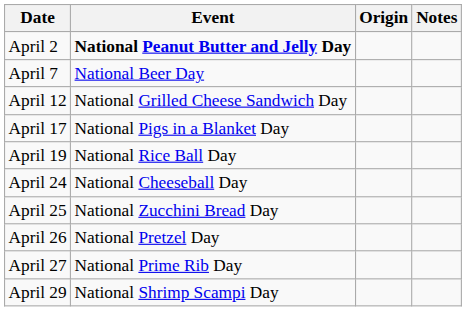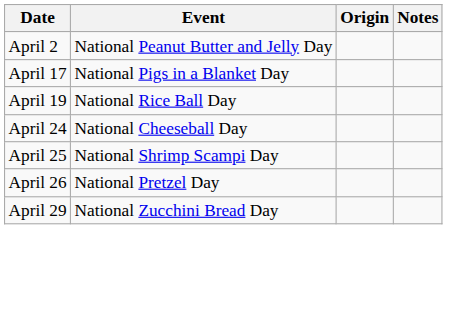(213, 45) bold -> (203, 45) normal
- row: (33, 73)
- row: (38, 100)
(177, 210) National Zucchini Bread Day -> (177, 155) National Shrimp Scampi Day
- row: (38, 264)
(177, 292) National Shrimp Scampi Day -> (177, 210) National Zucchini Bread Day
